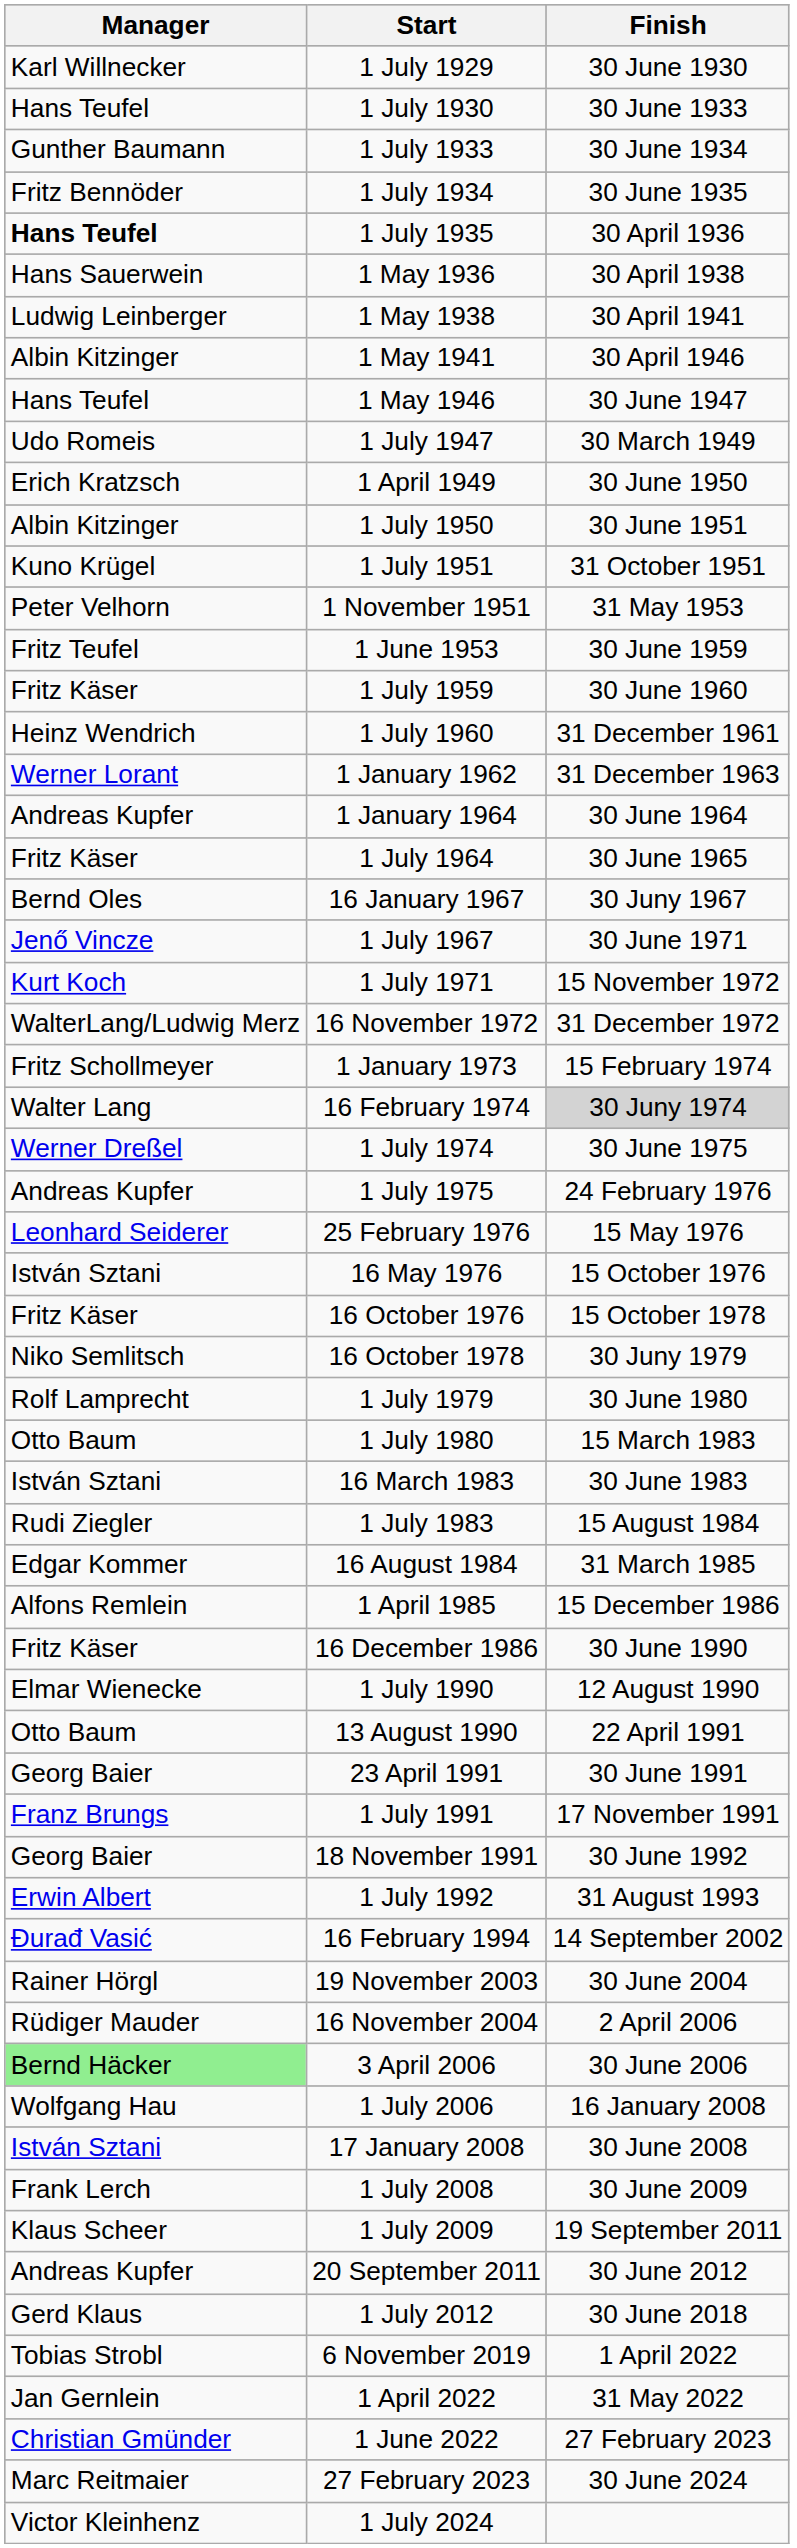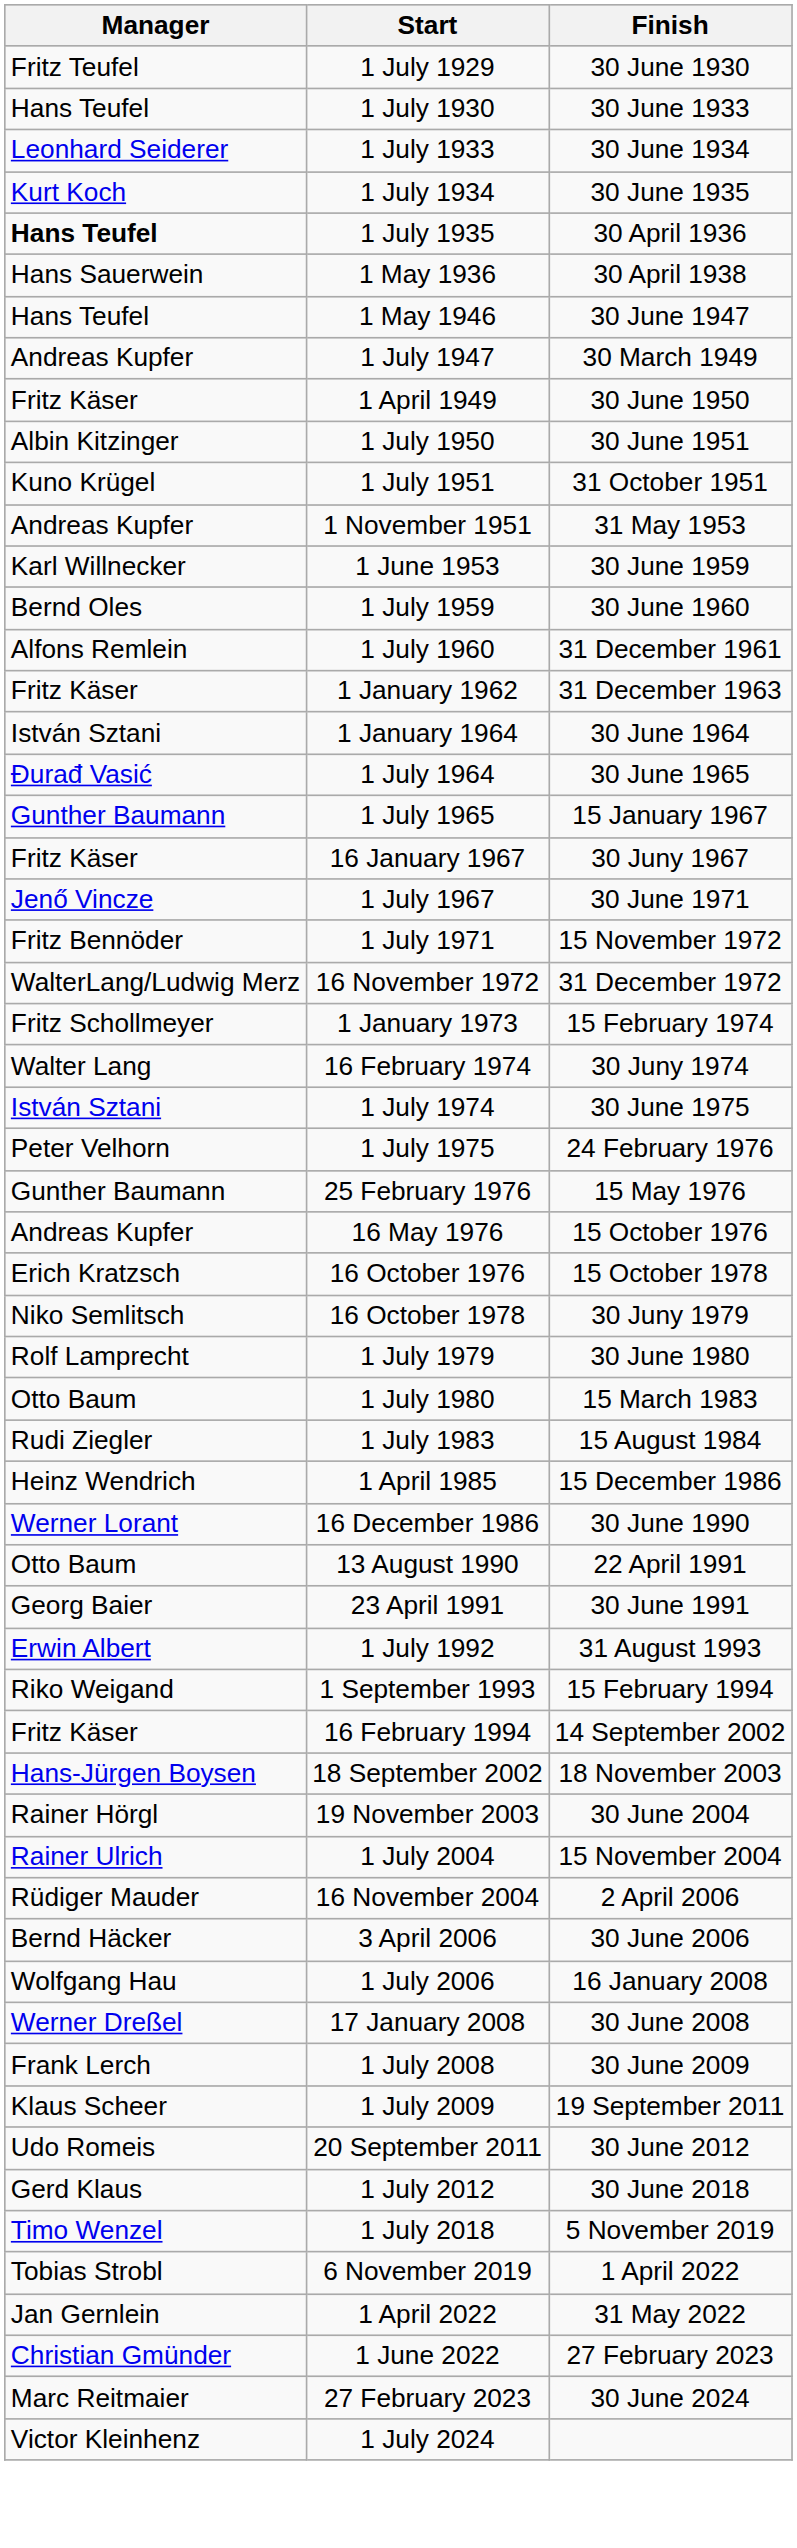(98, 66) Karl Willnecker -> (75, 66) Fritz Teufel
(118, 150) Gunther Baumann -> (120, 150) Leonhard Seiderer
(97, 191) Fritz Bennöder -> (68, 191) Kurt Koch
- row: (426, 316)
- row: (426, 358)
(83, 441) Udo Romeis -> (102, 358) Andreas Kupfer
(95, 483) Erich Kratzsch -> (74, 399) Fritz Käser
(90, 607) Peter Velhorn -> (102, 524) Andreas Kupfer
(75, 649) Fritz Teufel -> (98, 566) Karl Willnecker
(74, 691) Fritz Käser -> (77, 607) Bernd Oles
(103, 732) Heinz Wendrich -> (99, 649) Alfons Remlein
(94, 774) Werner Lorant -> (74, 691) Fritz Käser
(102, 815) Andreas Kupfer -> (86, 732) István Sztani
(74, 857) Fritz Käser -> (81, 774) Đurađ Vasić
+ row: (427, 815)
(77, 899) Bernd Oles -> (74, 857) Fritz Käser
(68, 982) Kurt Koch -> (97, 940) Fritz Bennöder
(668, 1107) lightgrey background -> (670, 1065) no background
(97, 1148) Werner Dreßel -> (86, 1107) István Sztani
(102, 1190) Andreas Kupfer -> (90, 1148) Peter Velhorn
(120, 1232) Leonhard Seiderer -> (118, 1190) Gunther Baumann
(86, 1273) István Sztani -> (102, 1232) Andreas Kupfer
(74, 1315) Fritz Käser -> (95, 1273) Erich Kratzsch
- row: (426, 1481)
- row: (426, 1565)
(99, 1606) Alfons Remlein -> (103, 1481) Heinz Wendrich
(74, 1648) Fritz Käser -> (94, 1523) Werner Lorant
- row: (426, 1689)
- row: (426, 1814)
- row: (426, 1856)
+ row: (427, 1689)
(81, 1939) Đurađ Vasić -> (74, 1731) Fritz Käser
+ row: (427, 1773)
+ row: (427, 1856)
(91, 2064) lightgreen background -> (91, 1939) no background
(86, 2147) István Sztani -> (97, 2022) Werner Dreßel
(102, 2272) Andreas Kupfer -> (83, 2147) Udo Romeis
+ row: (427, 2230)
